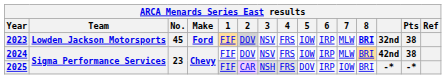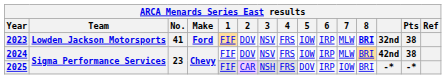(178, 39) 45 -> (178, 39) 41
(248, 39) lightgrey background -> (248, 39) no background
